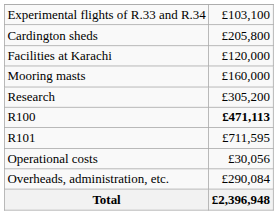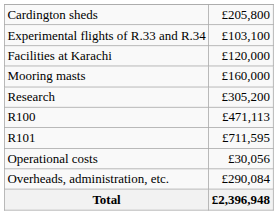rows swapped: (107, 14) <-> (53, 35)
(246, 117) bold -> (246, 117) normal
